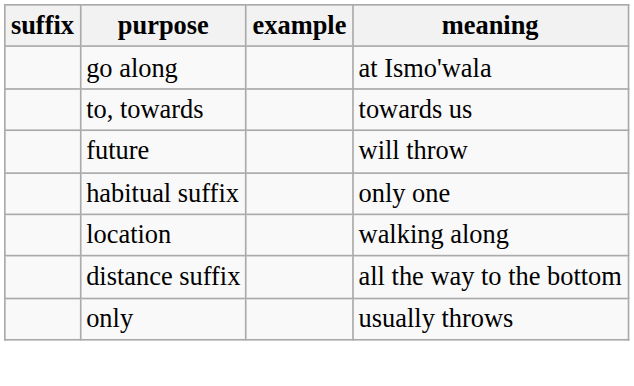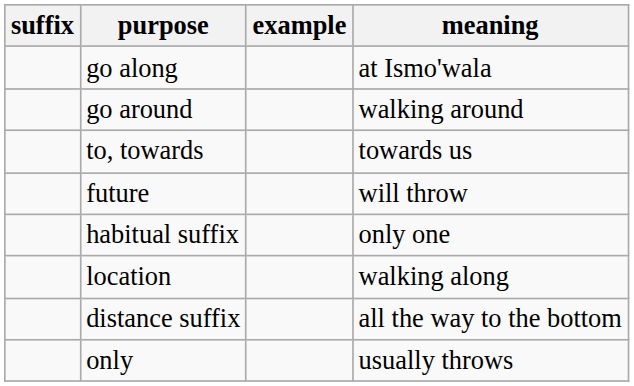+ row: (139, 109)
